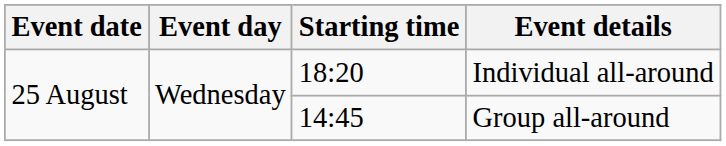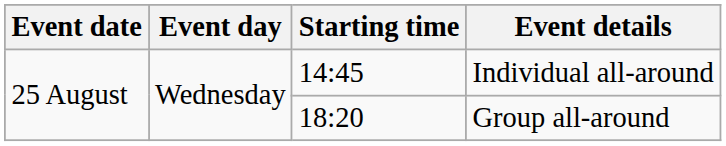(331, 72) 18:20 -> (331, 72) 14:45
(331, 117) 14:45 -> (331, 117) 18:20
